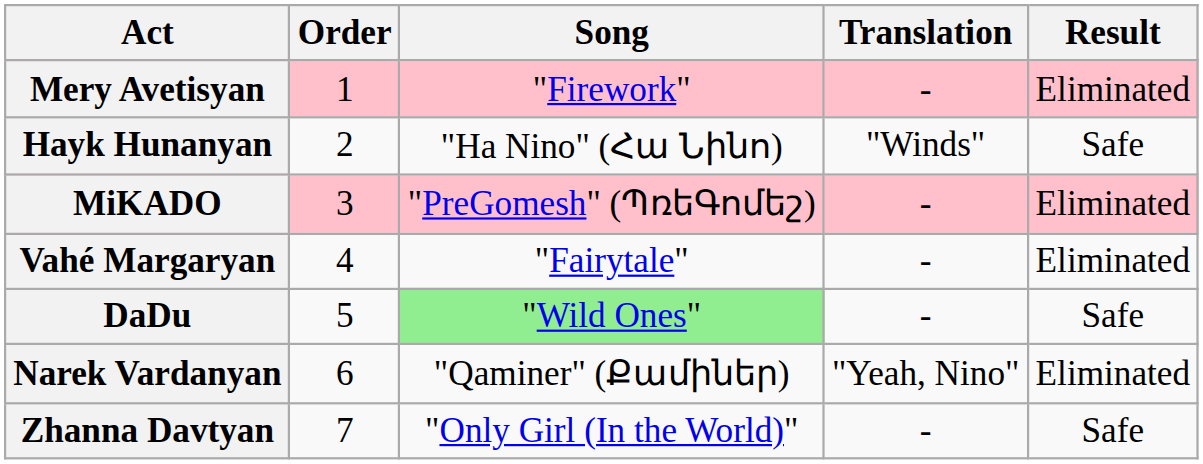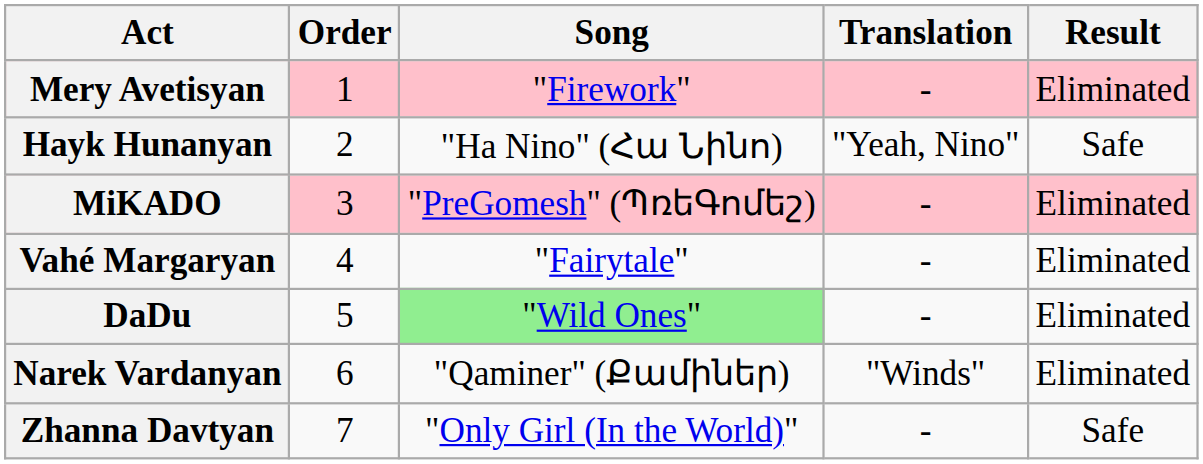(926, 145) "Winds" -> (926, 145) "Yeah, Nino"
(1113, 315) Safe -> (1113, 315) Eliminated
(926, 372) "Yeah, Nino" -> (926, 372) "Winds"
